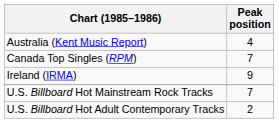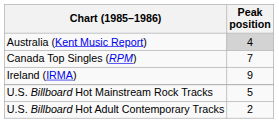(250, 42) no background -> (250, 42) lightgrey background
(250, 93) 7 -> (250, 93) 5
